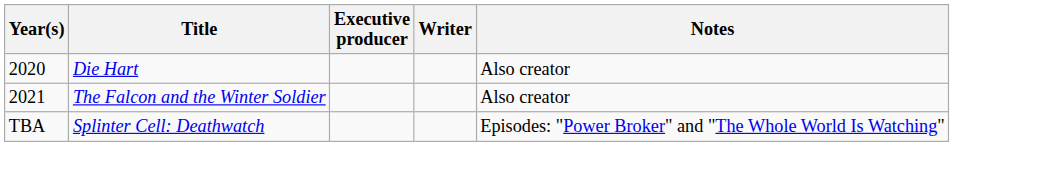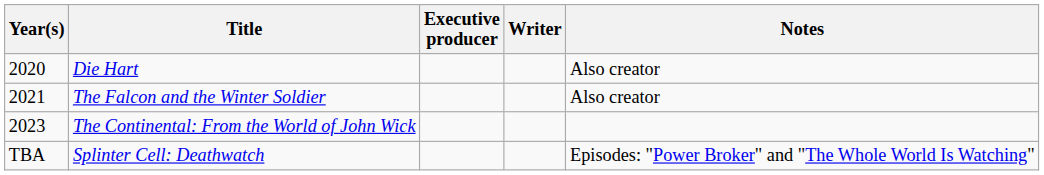+ row: (244, 126)
